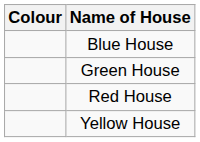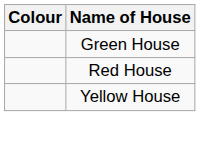- row: (130, 44)
